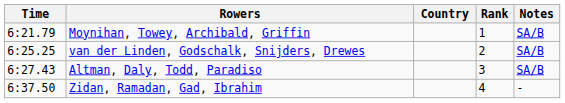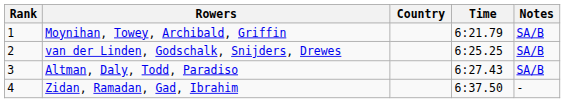columns swapped: (495, 14) <-> (35, 14)
